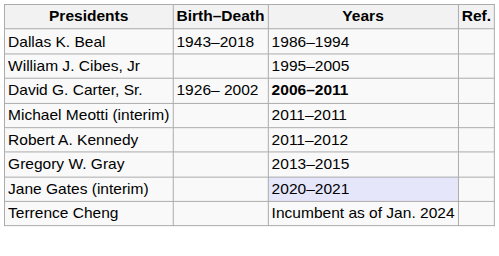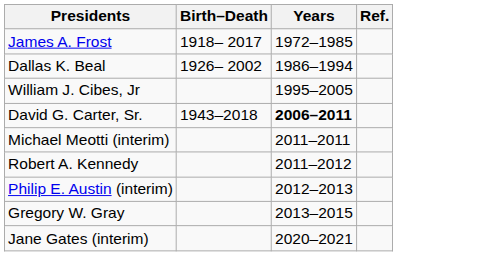+ row: (60, 41)
(215, 41) 1943–2018 -> (221, 66) 1926– 2002
(217, 90) 1926– 2002 -> (219, 115) 1943–2018
+ row: (90, 189)
(310, 189) lavender background -> (314, 238) no background
- row: (63, 213)
